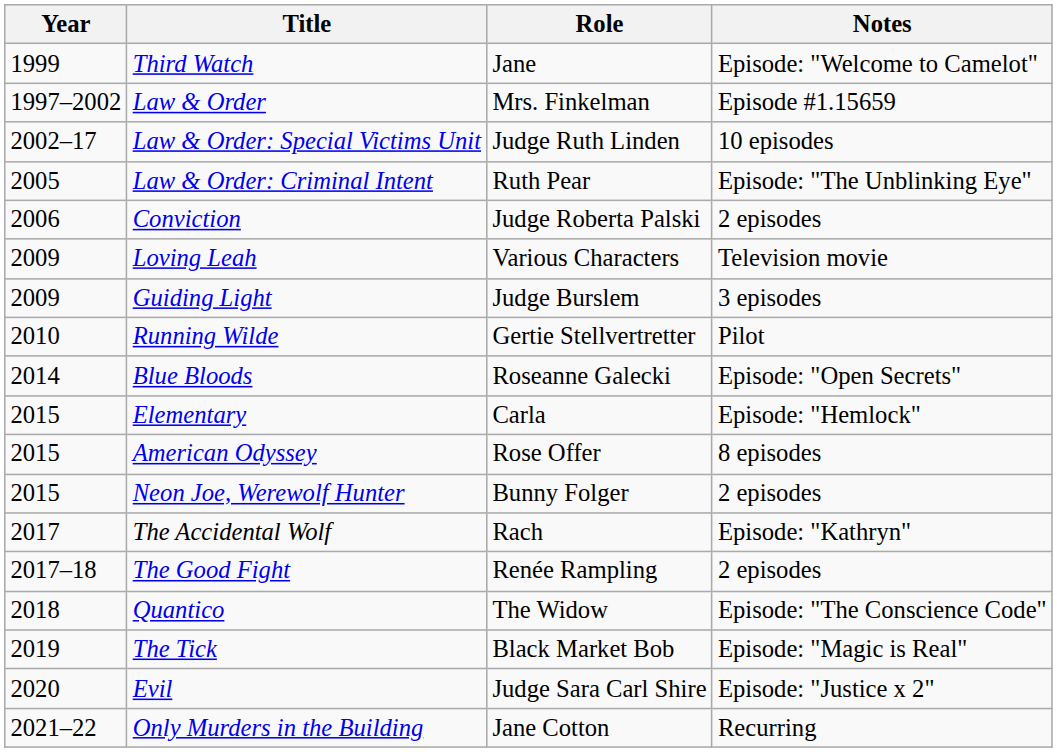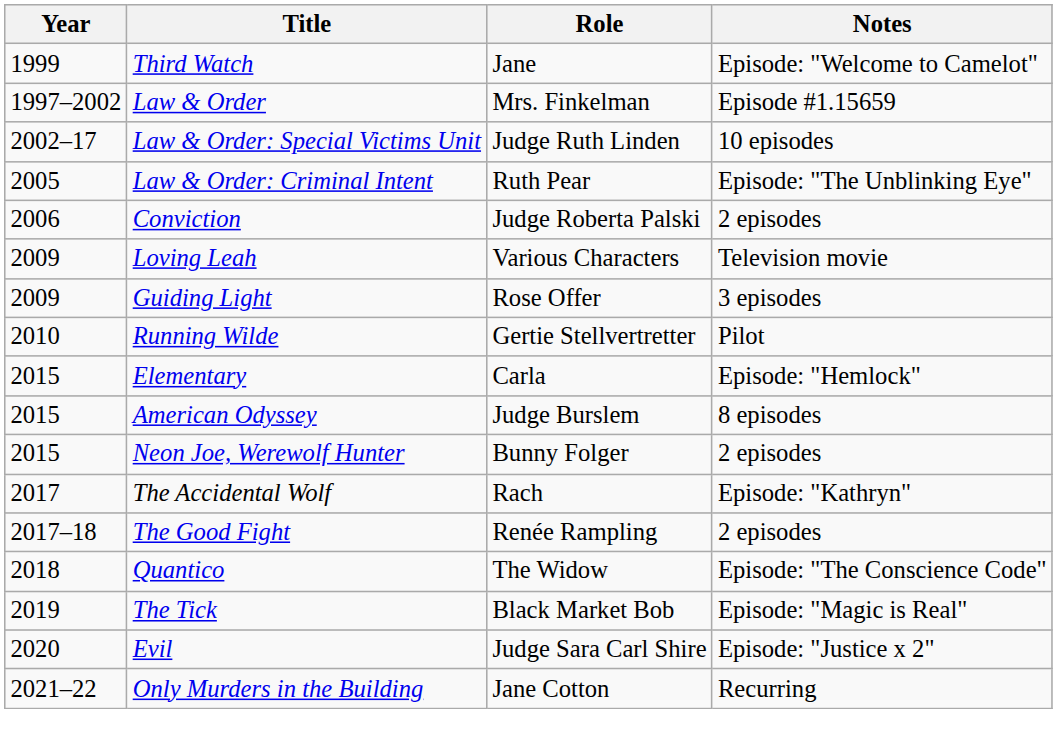(566, 297) Judge Burslem -> (547, 297) Rose Offer
- row: (193, 375)
(547, 453) Rose Offer -> (566, 414) Judge Burslem
